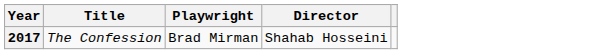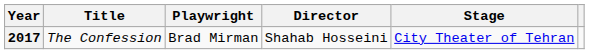+ column: (484, 16)
